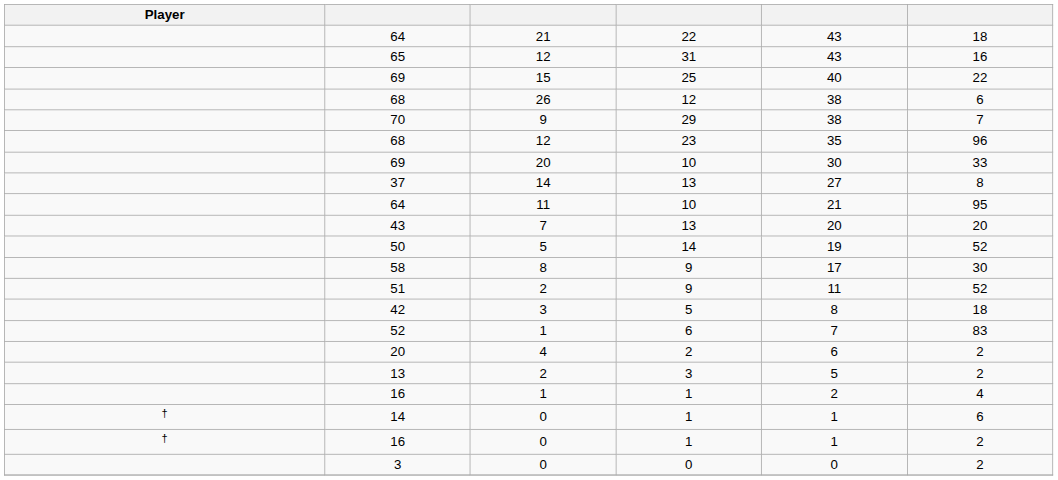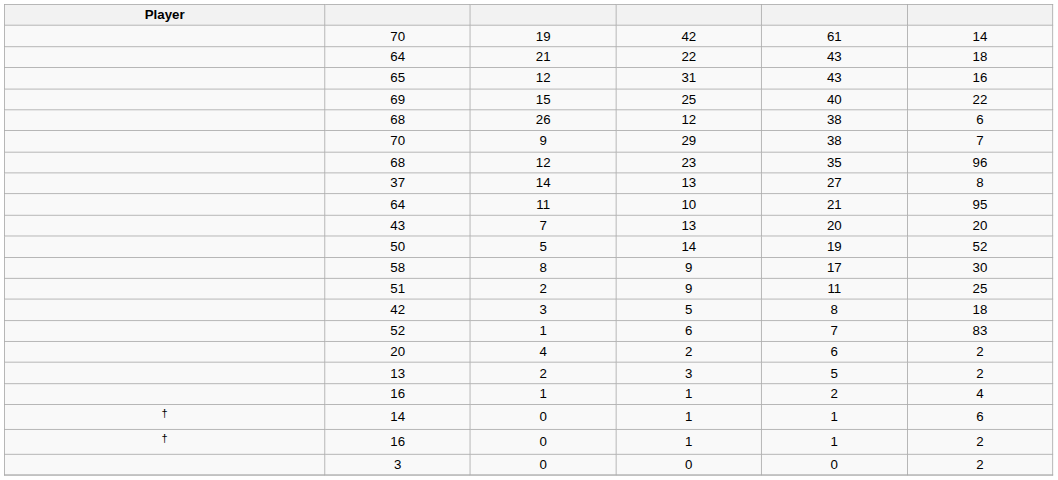+ row: (398, 36)
- row: (398, 162)
(980, 288) 52 -> (980, 288) 25
